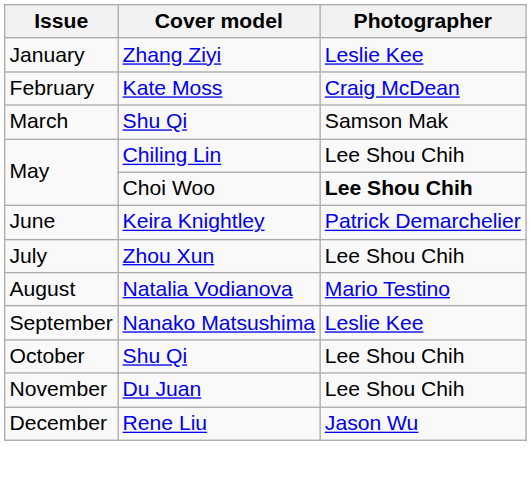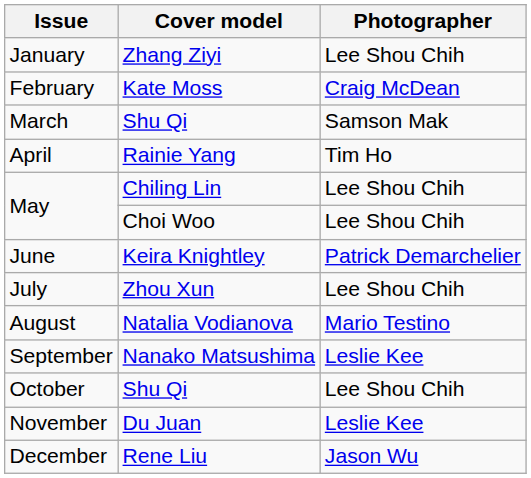(374, 54) Leslie Kee -> (395, 54) Lee Shou Chih
+ row: (31, 155)
(399, 188) bold -> (395, 222) normal
(395, 389) Lee Shou Chih -> (374, 423) Leslie Kee
